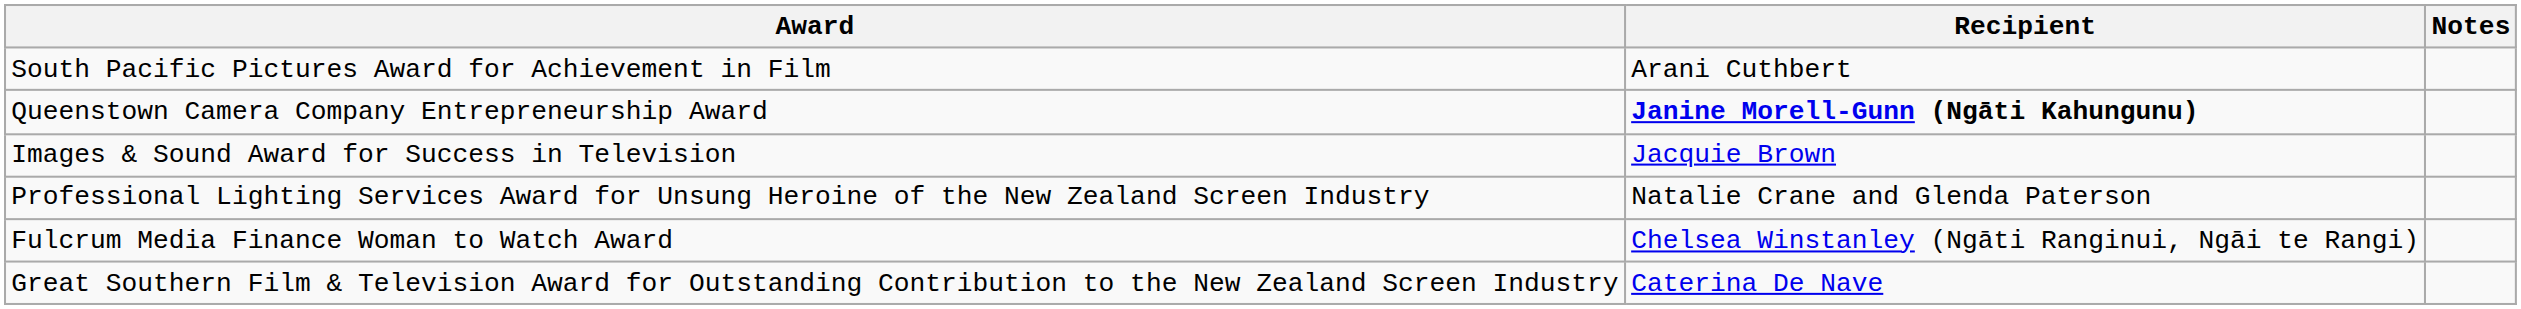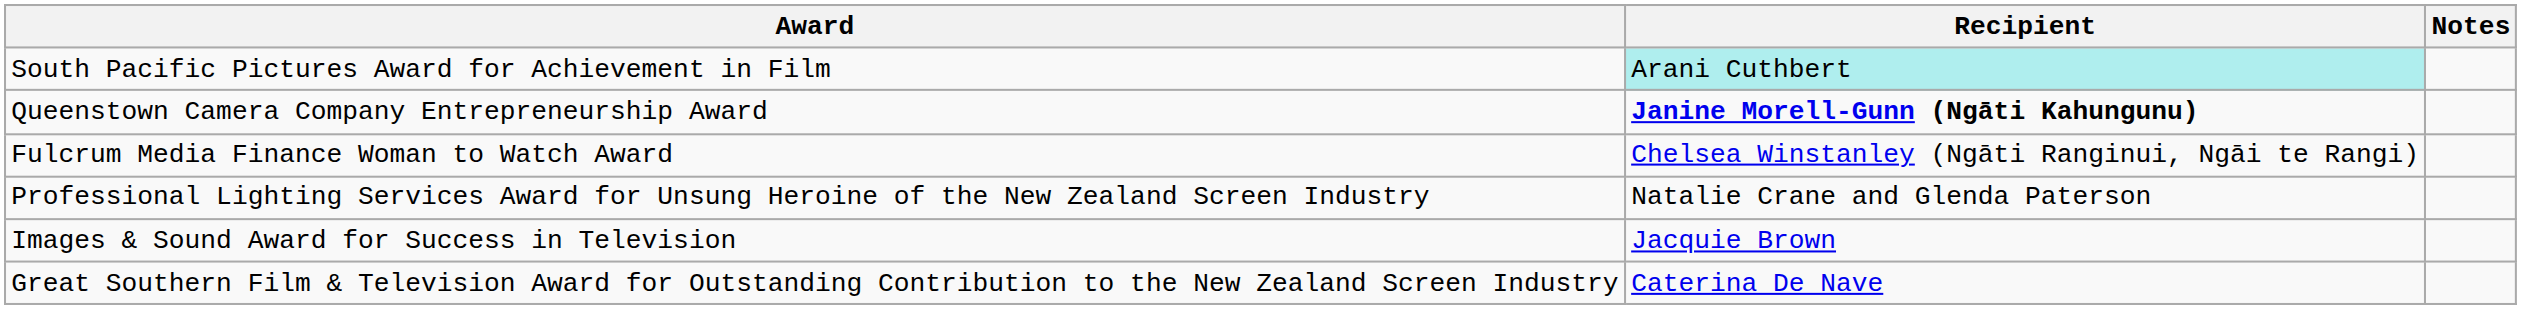(1741, 69) no background -> (1741, 69) paleturquoise background
rows swapped: (374, 155) <-> (342, 240)
